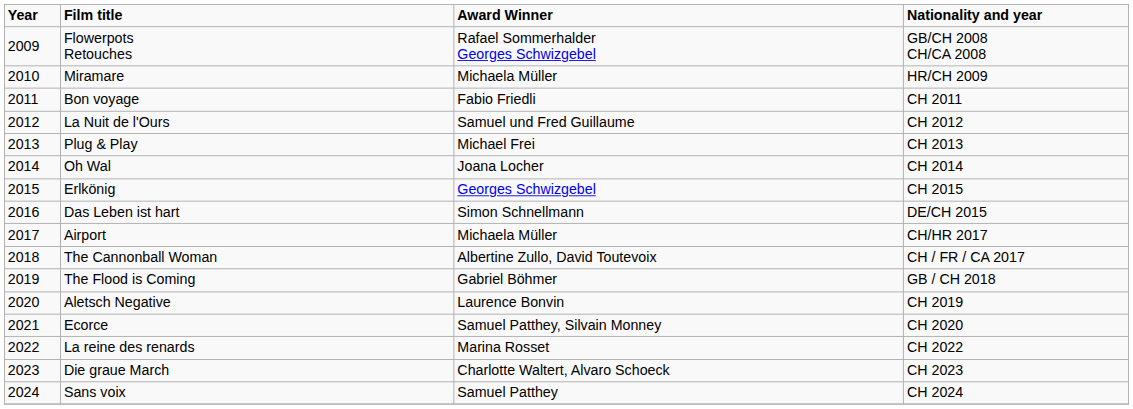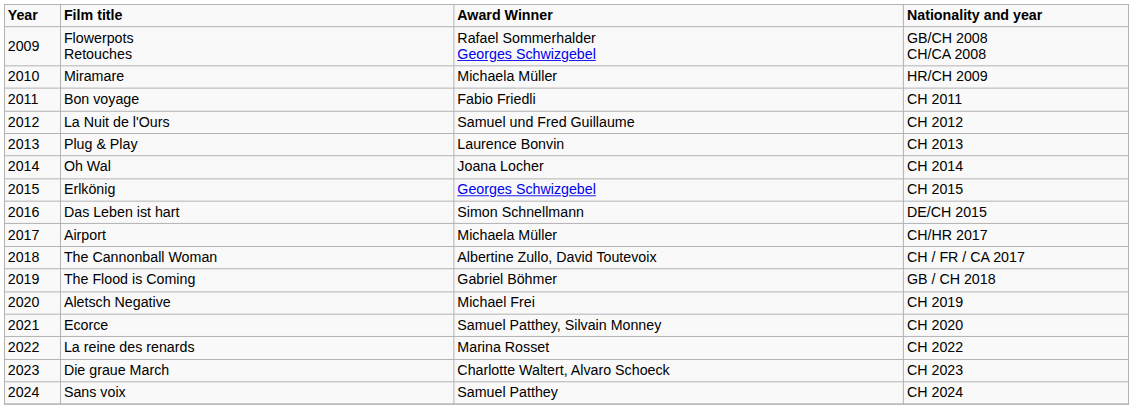(496, 144) Michael Frei -> (511, 144) Laurence Bonvin
(511, 302) Laurence Bonvin -> (496, 302) Michael Frei
